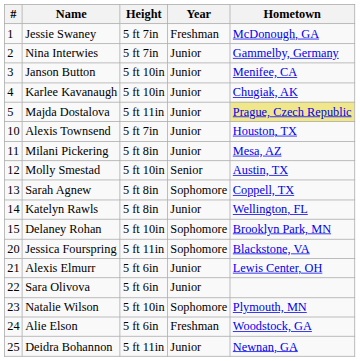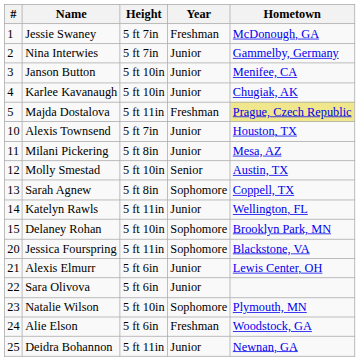(186, 111) Junior -> (195, 111) Freshman
(141, 209) 5 ft 8in -> (144, 209) 5 ft 11in
